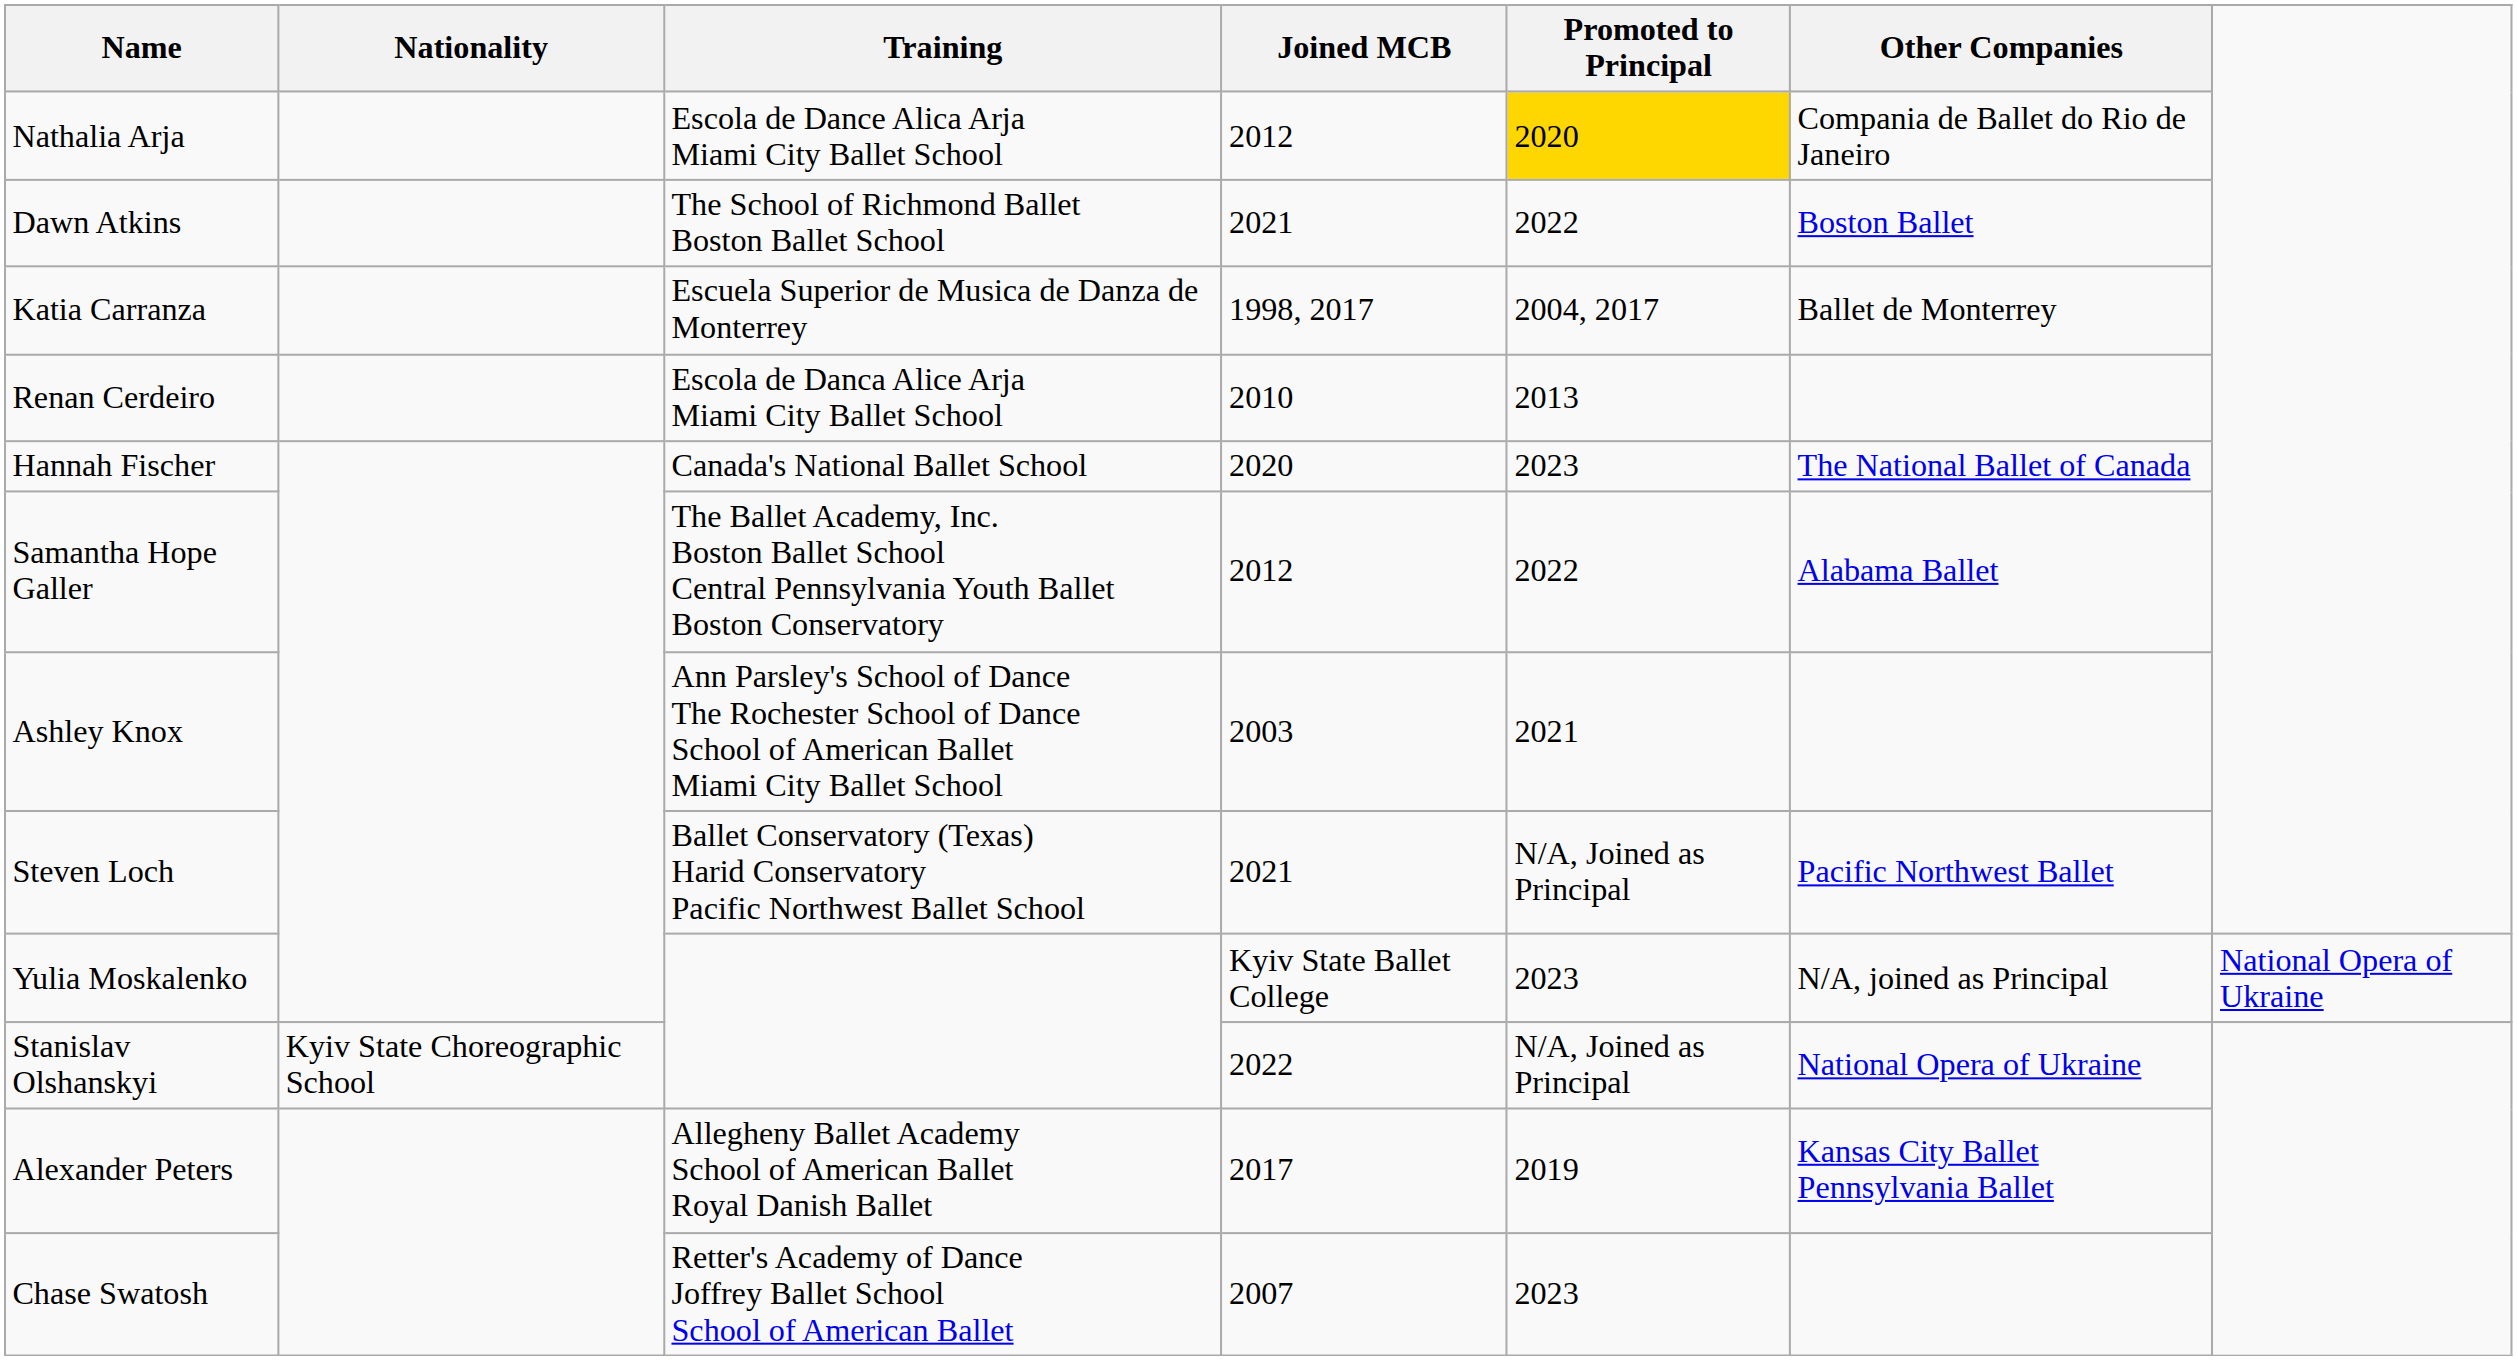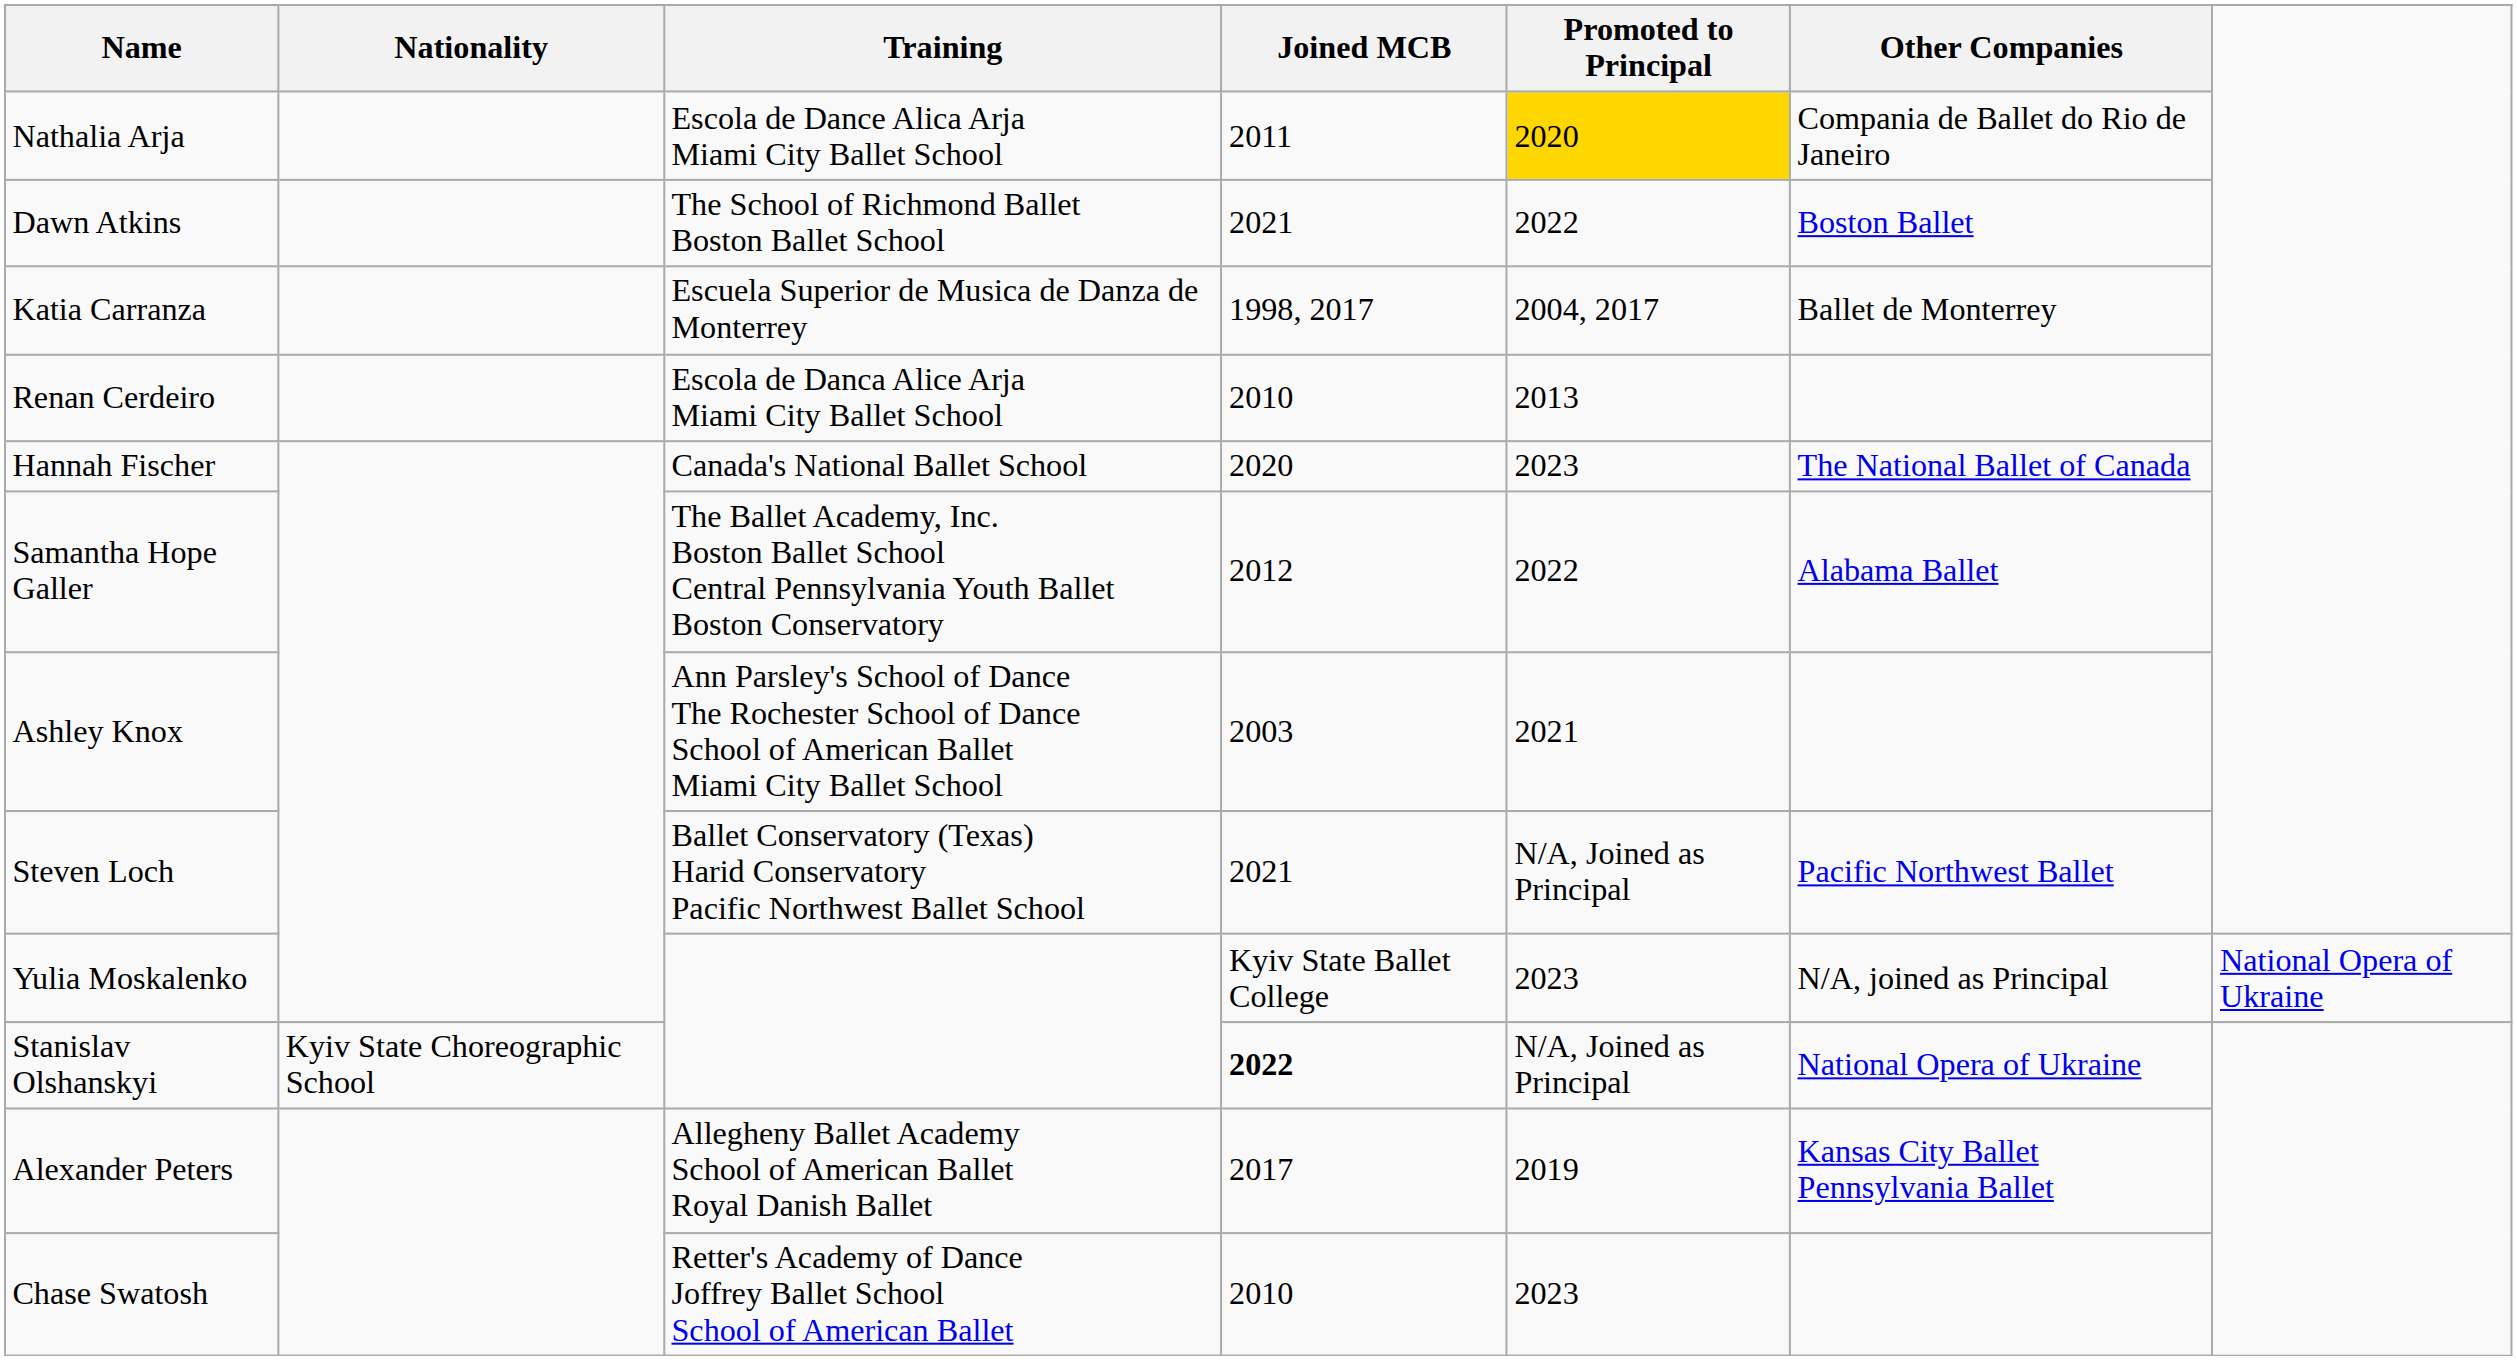(1261, 135) 2012 -> (1261, 135) 2011
(1261, 1064) normal -> (1261, 1064) bold
(1261, 1293) 2007 -> (1261, 1293) 2010
